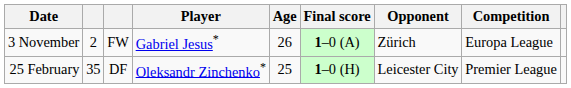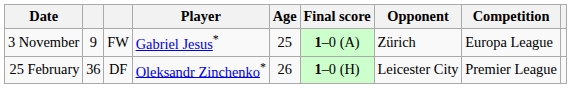(93, 42) 2 -> (93, 42) 9
(285, 42) 26 -> (285, 42) 25
(93, 69) 35 -> (93, 69) 36
(285, 69) 25 -> (285, 69) 26
